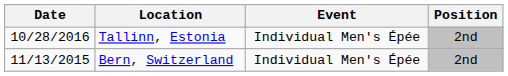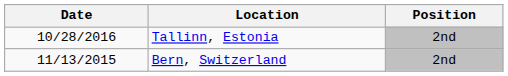- column: (337, 15)
